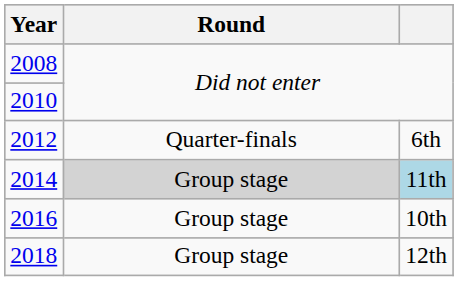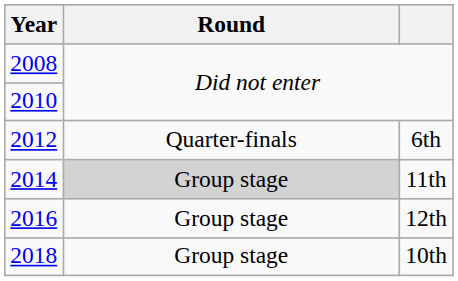(426, 179) lightblue background -> (426, 179) no background
(426, 217) 10th -> (426, 217) 12th
(426, 256) 12th -> (426, 256) 10th
